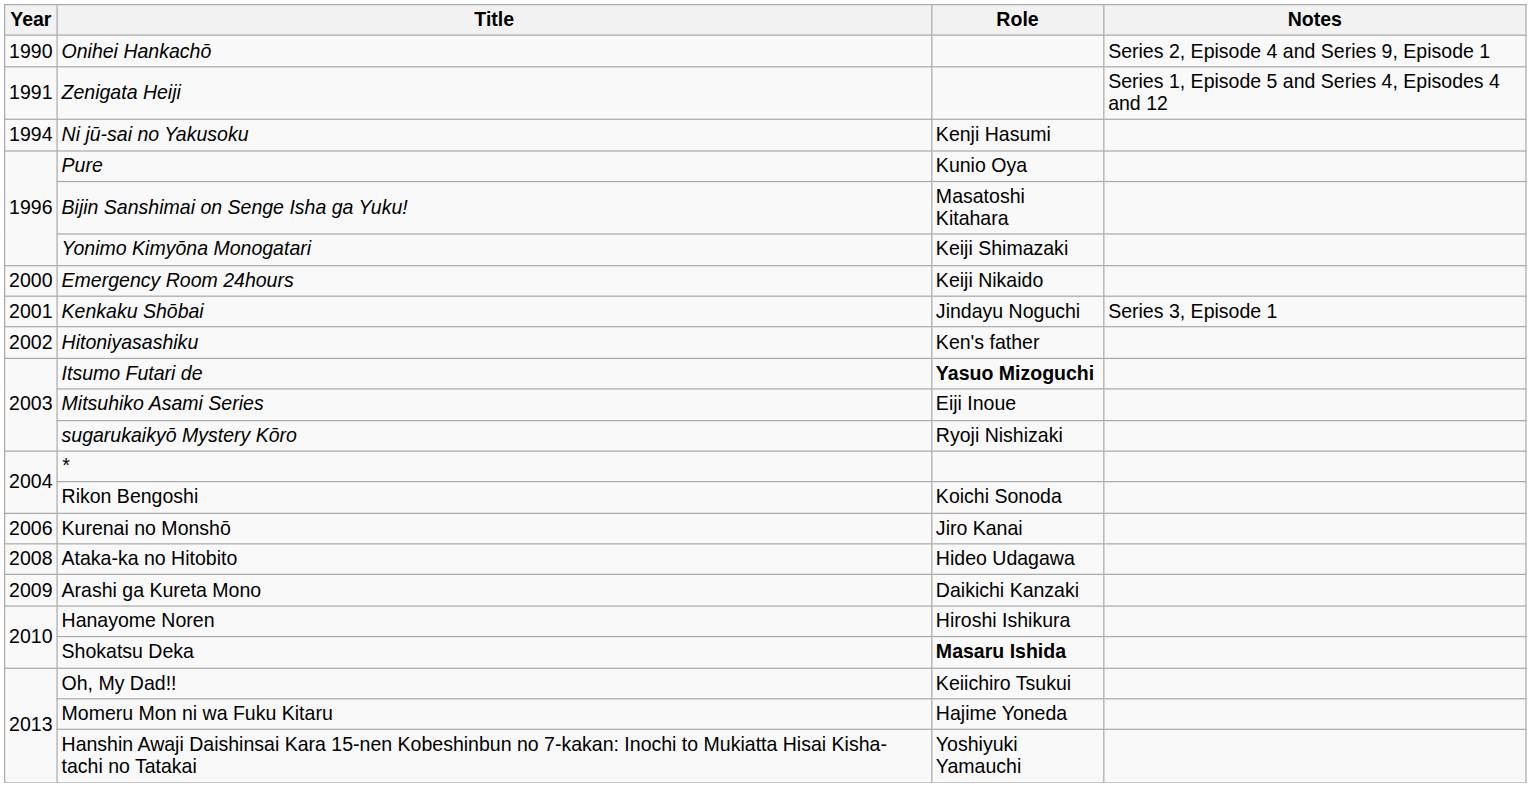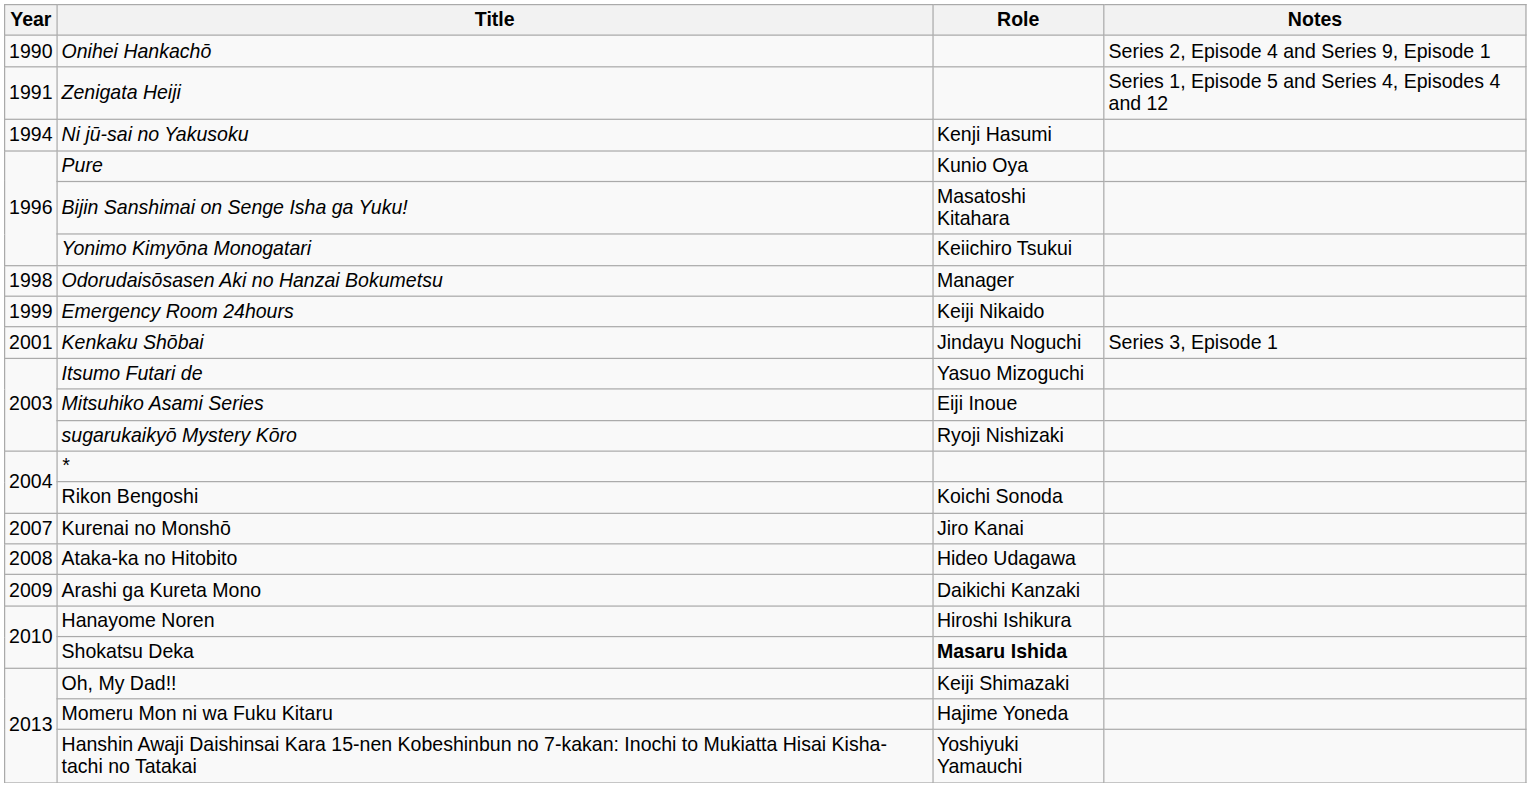(1002, 249) Keiji Shimazaki -> (1005, 249) Keiichiro Tsukui
+ row: (252, 280)
(31, 280) 2000 -> (31, 311) 1999
- row: (130, 342)
(1015, 373) bold -> (1011, 373) normal
(31, 528) 2006 -> (31, 528) 2007
(1004, 683) Keiichiro Tsukui -> (1003, 683) Keiji Shimazaki
